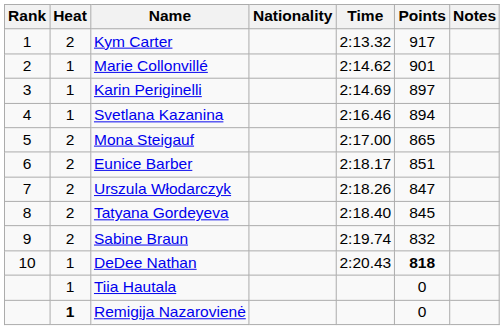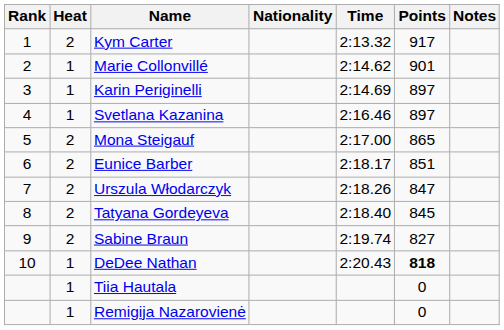(422, 115) 894 -> (422, 115) 897
(422, 238) 832 -> (422, 238) 827
(70, 312) bold -> (70, 312) normal
